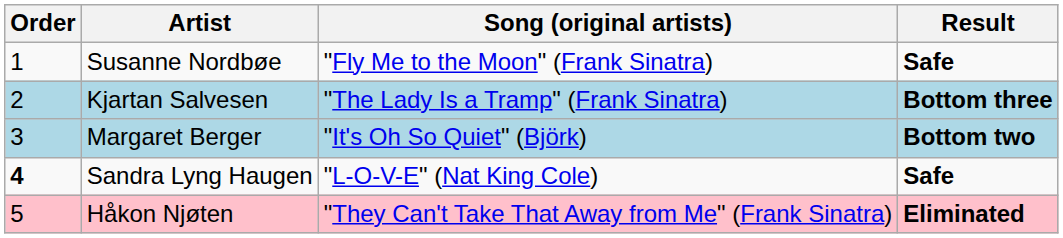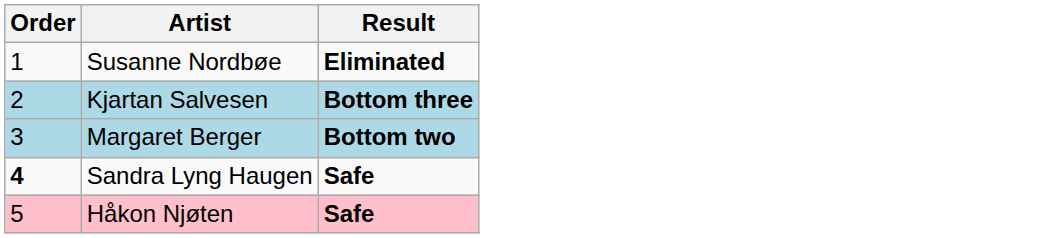- column: (608, 23)
(929, 61) Safe -> (384, 61) Eliminated
(964, 213) Eliminated -> (349, 213) Safe
